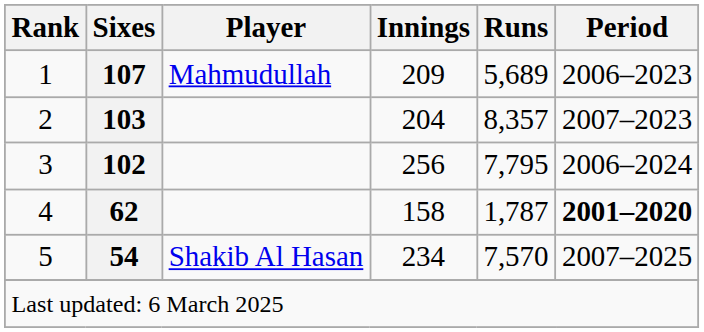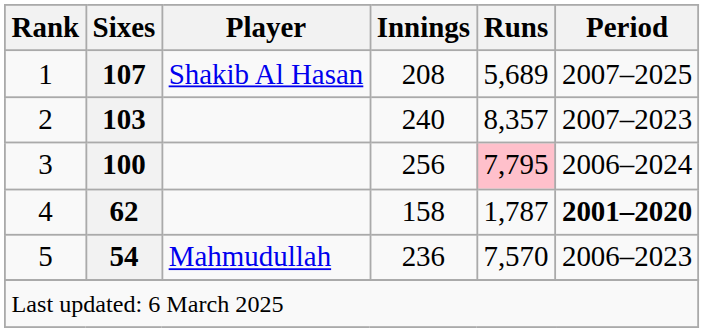(250, 73) Mahmudullah -> (266, 73) Shakib Al Hasan
(423, 73) 209 -> (423, 73) 208
(627, 73) 2006–2023 -> (627, 73) 2007–2025
(423, 119) 204 -> (423, 119) 240
(124, 165) 102 -> (124, 165) 100
(516, 165) no background -> (516, 165) pink background
(266, 257) Shakib Al Hasan -> (250, 257) Mahmudullah
(423, 257) 234 -> (423, 257) 236
(627, 257) 2007–2025 -> (627, 257) 2006–2023
